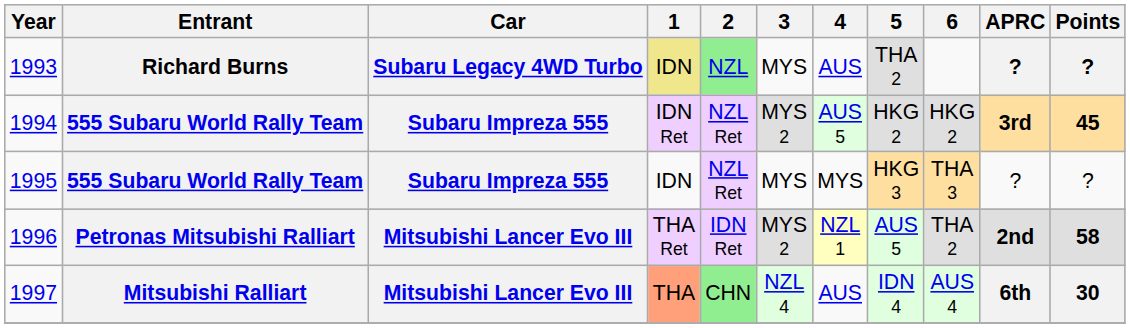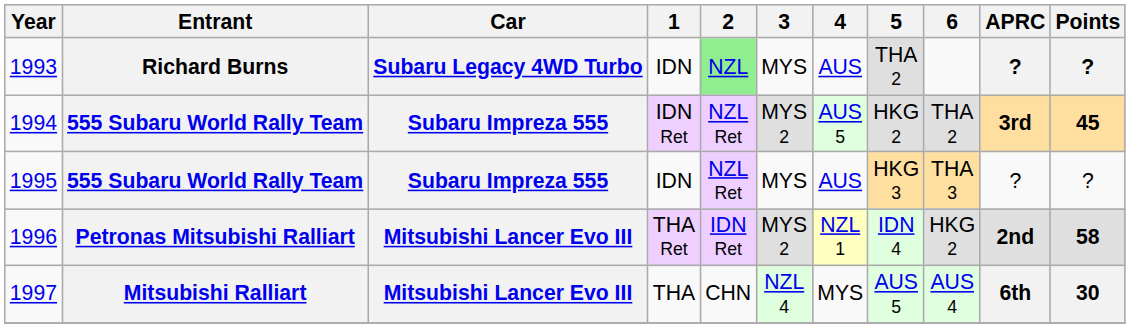(674, 66) khaki background -> (674, 66) no background
(952, 122) HKG 2 -> (952, 122) THA 2
(840, 180) MYS -> (840, 180) AUS
(896, 236) AUS 5 -> (896, 236) IDN 4
(952, 236) THA 2 -> (952, 236) HKG 2
(674, 294) lightsalmon background -> (674, 294) no background
(728, 294) lightgreen background -> (728, 294) no background
(840, 294) AUS -> (840, 294) MYS
(896, 293) IDN 4 -> (896, 293) AUS 5
